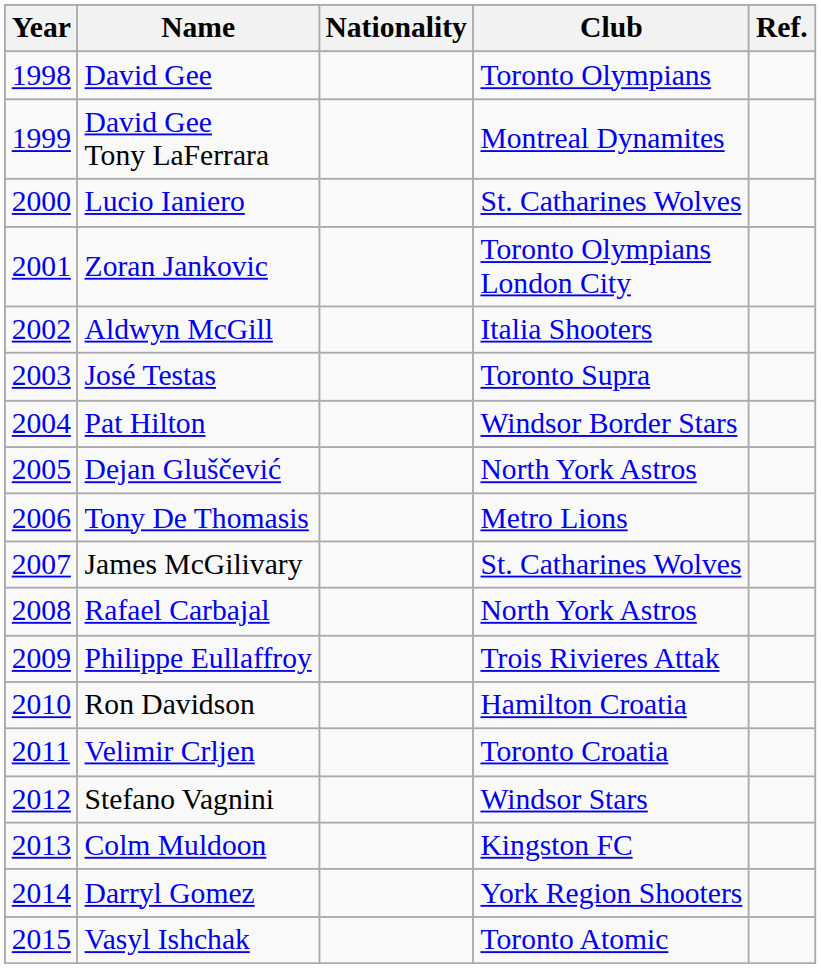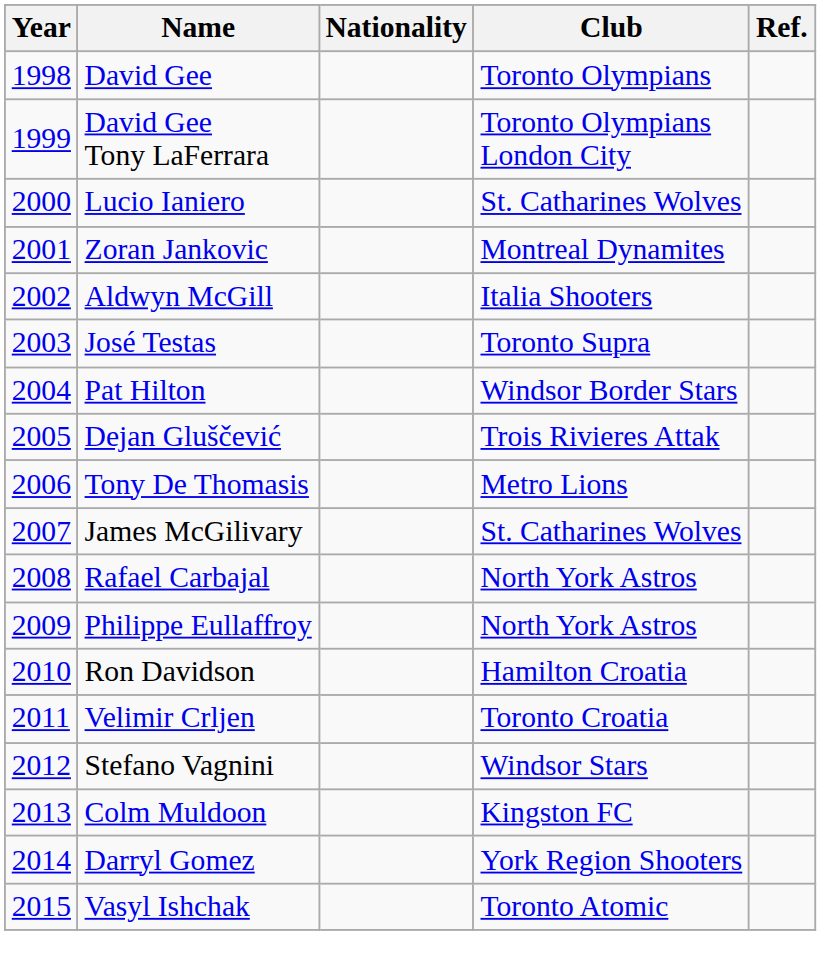(603, 138) Montreal Dynamites -> (596, 138) Toronto Olympians London City
(596, 265) Toronto Olympians London City -> (603, 249) Montreal Dynamites
(589, 470) North York Astros -> (600, 436) Trois Rivieres Attak
(600, 657) Trois Rivieres Attak -> (589, 624) North York Astros
